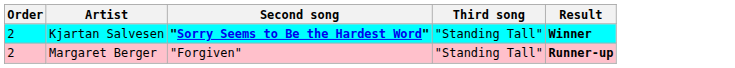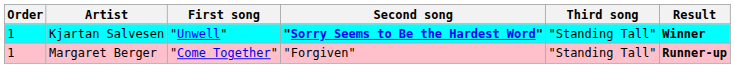+ column: (224, 14)
(11, 34) 2 -> (11, 34) 1
(11, 53) 2 -> (11, 53) 1
